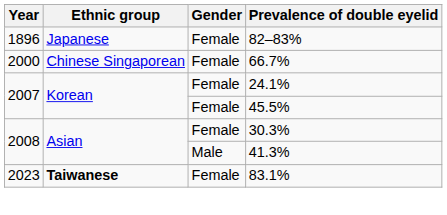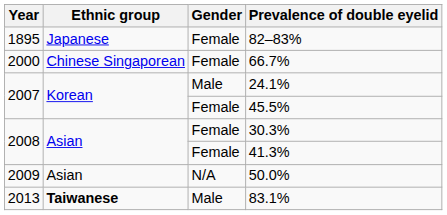(24, 38) 1896 -> (24, 38) 1895
(216, 84) Female -> (207, 84) Male
(207, 152) Male -> (216, 152) Female
+ row: (269, 175)
(24, 175) 2023 -> (24, 198) 2013
(216, 175) Female -> (207, 198) Male
